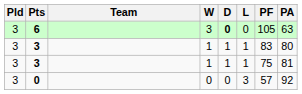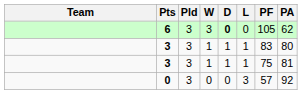columns swapped: (124, 13) <-> (15, 13)
(287, 30) 63 -> (287, 30) 62
